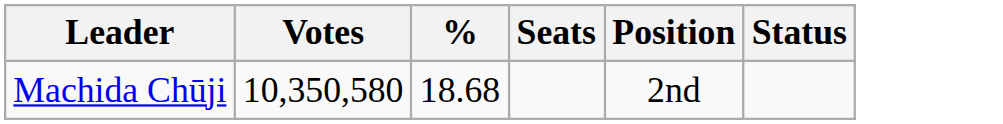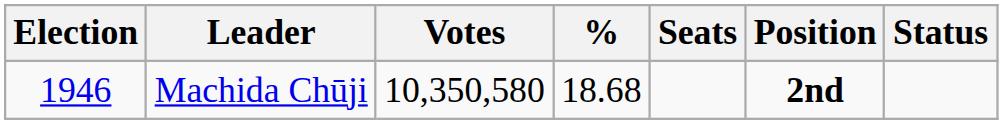+ column: (76, 32)
(674, 89) normal -> (815, 89) bold
